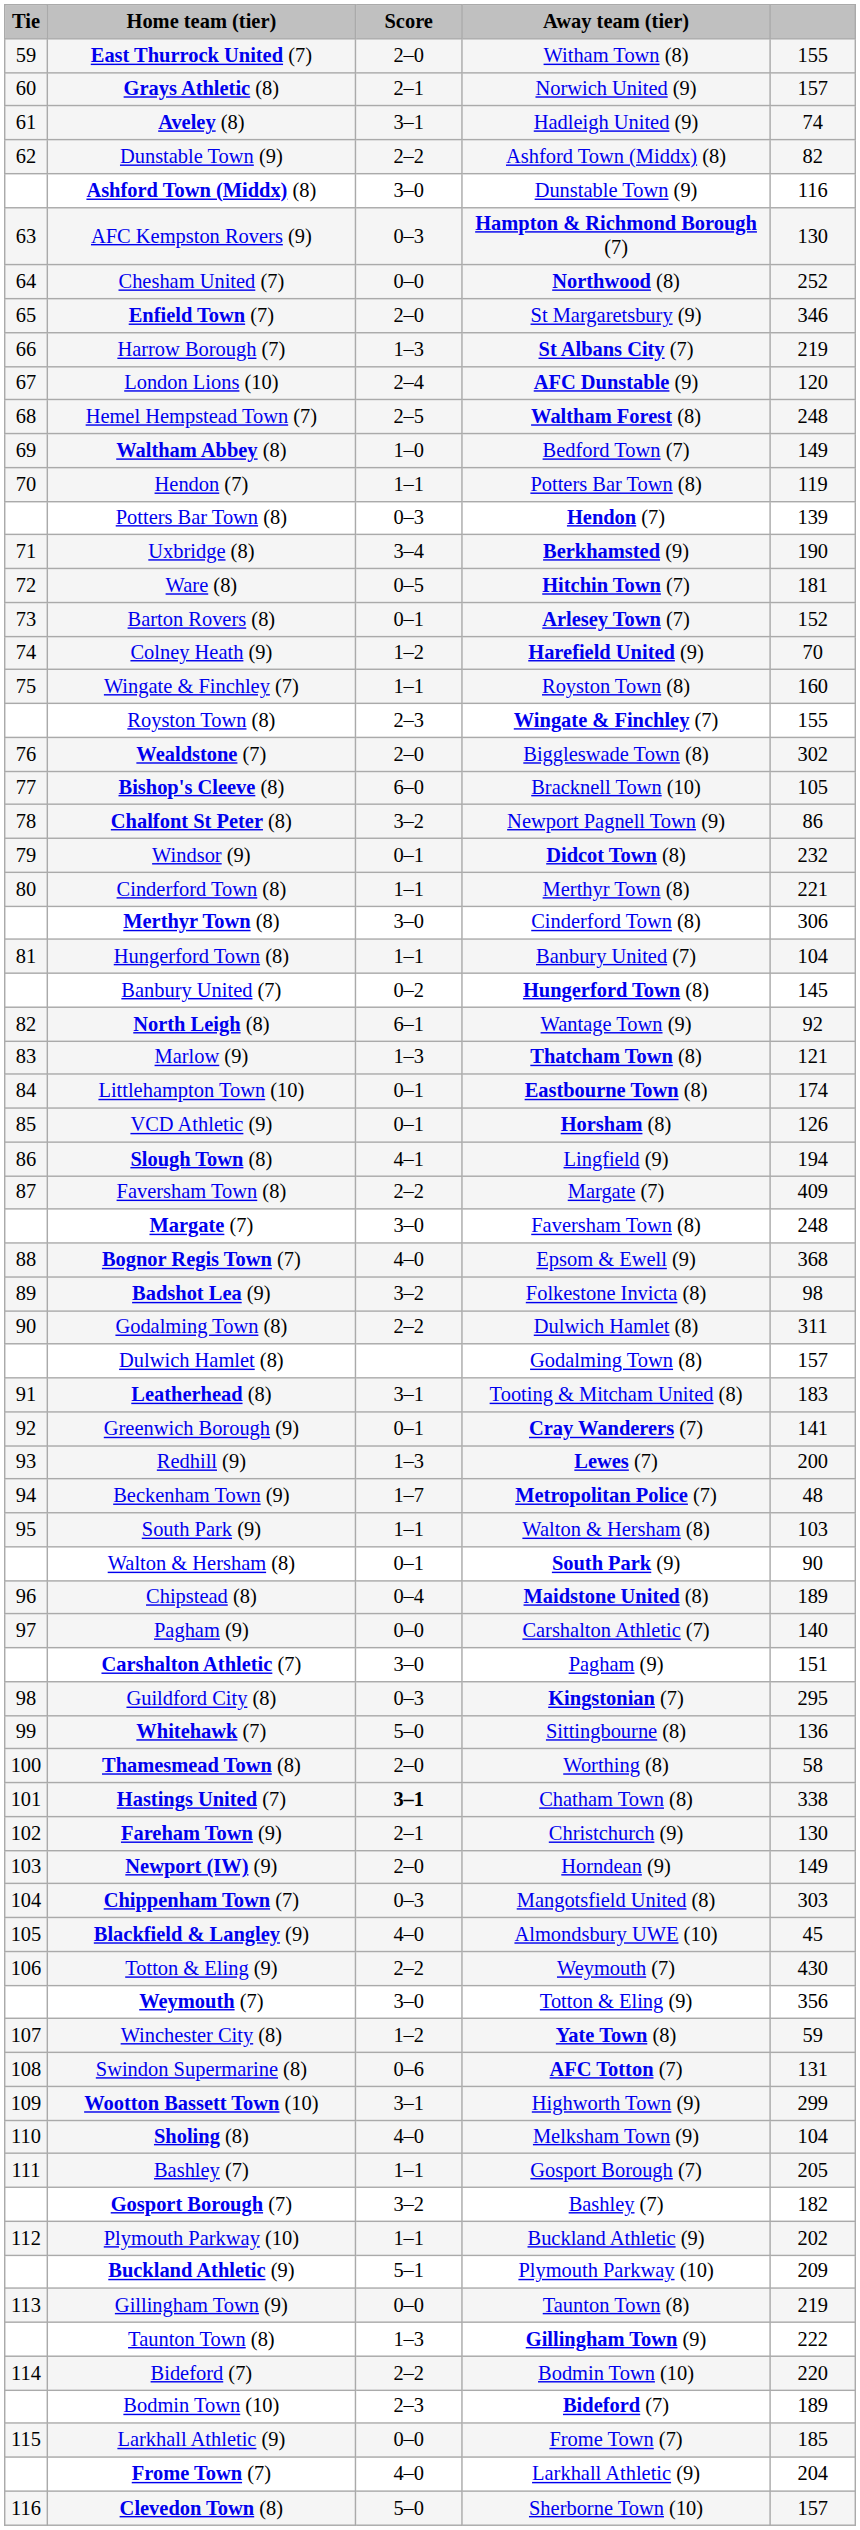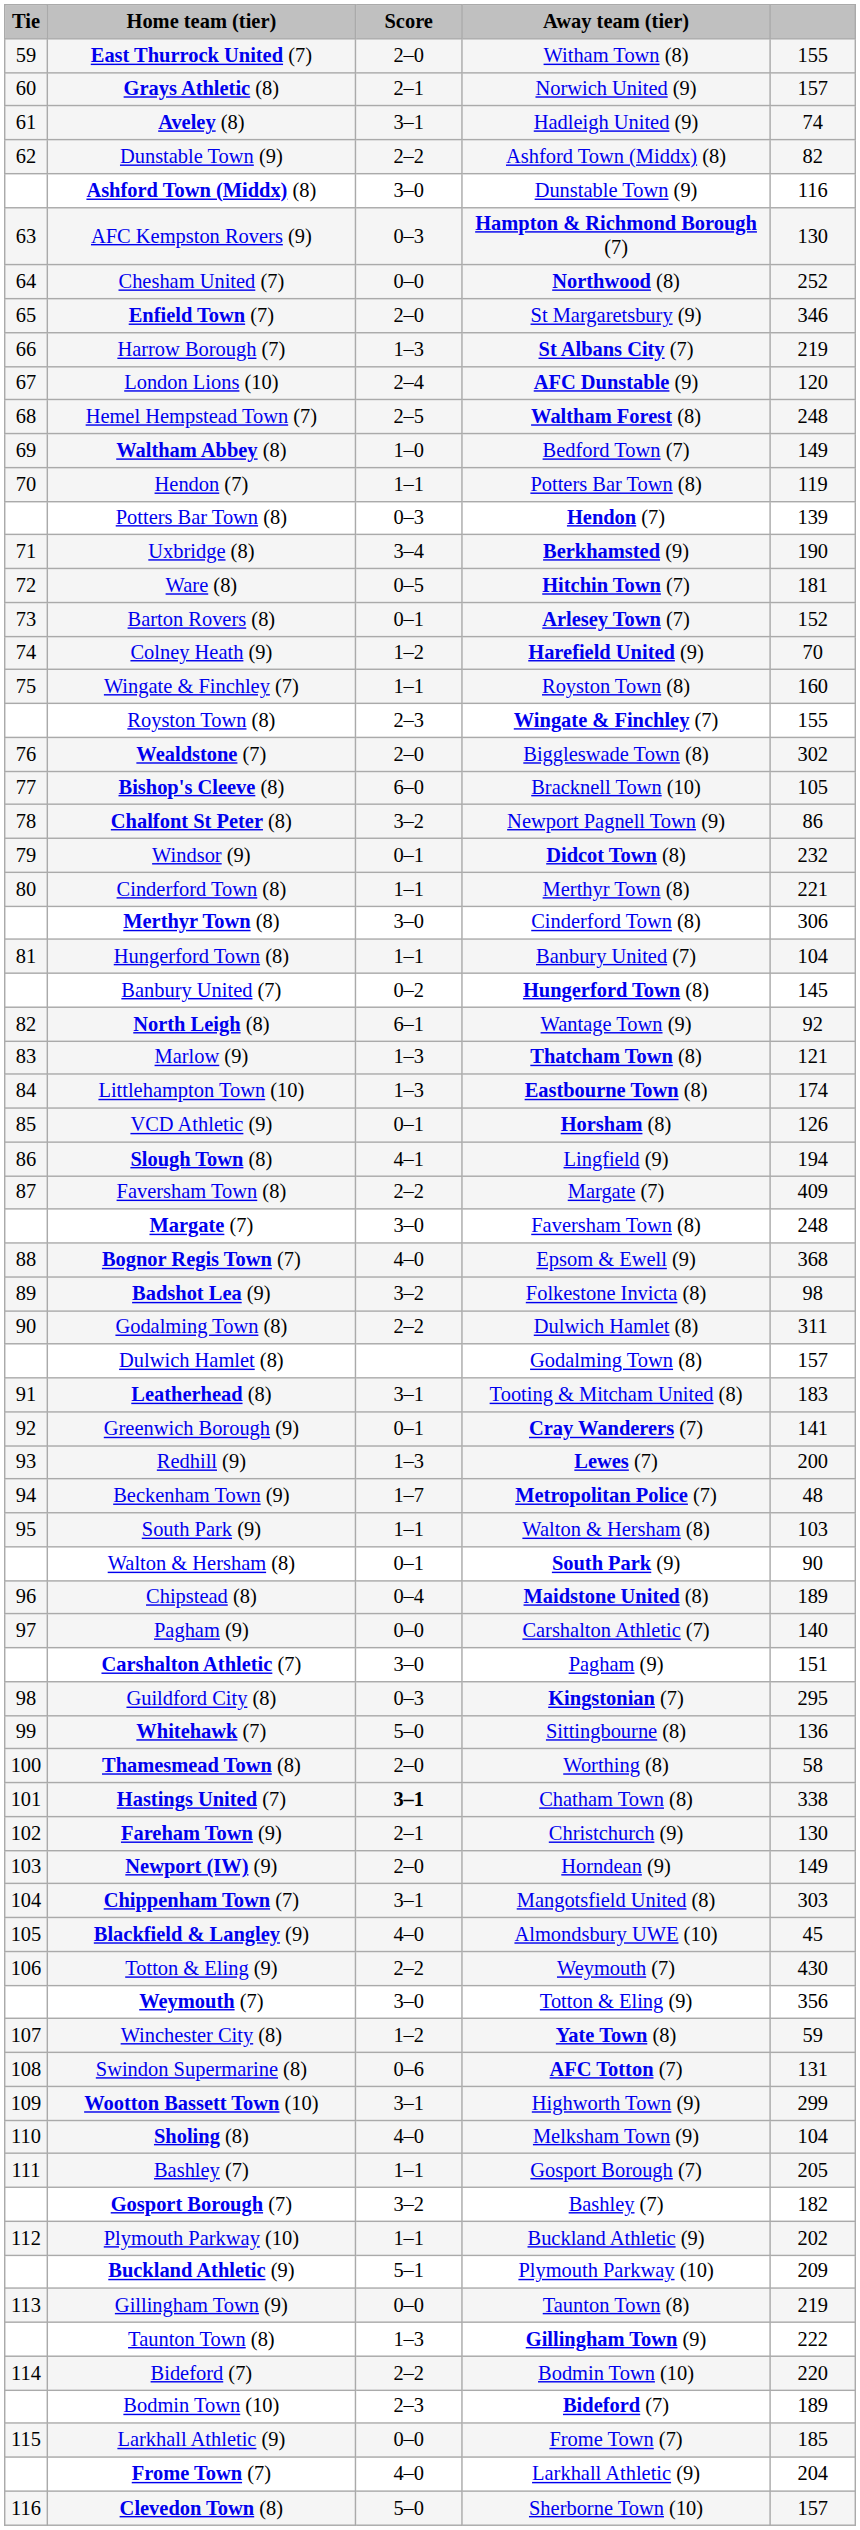(409, 1091) 0–1 -> (409, 1091) 1–3
(409, 1900) 0–3 -> (409, 1900) 3–1
